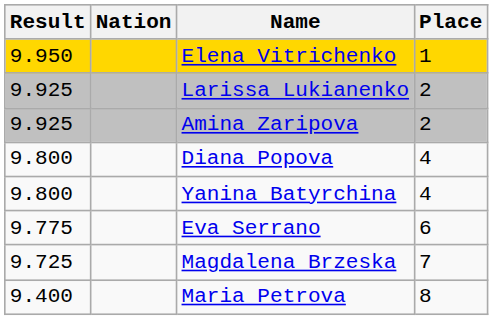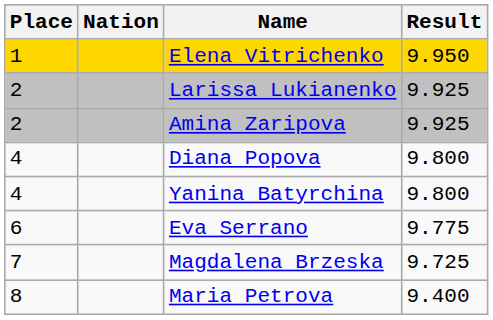columns swapped: (451, 22) <-> (48, 22)
